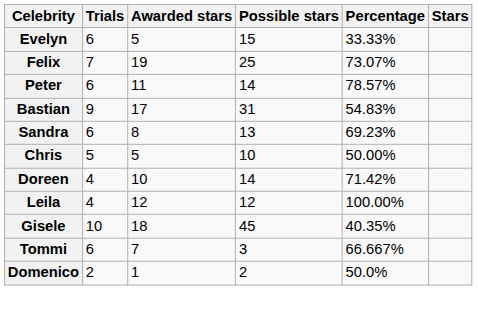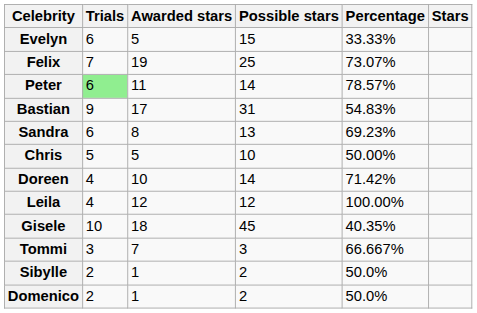(90, 86) no background -> (90, 86) lightgreen background
(90, 249) 6 -> (90, 249) 3
+ row: (43, 272)
